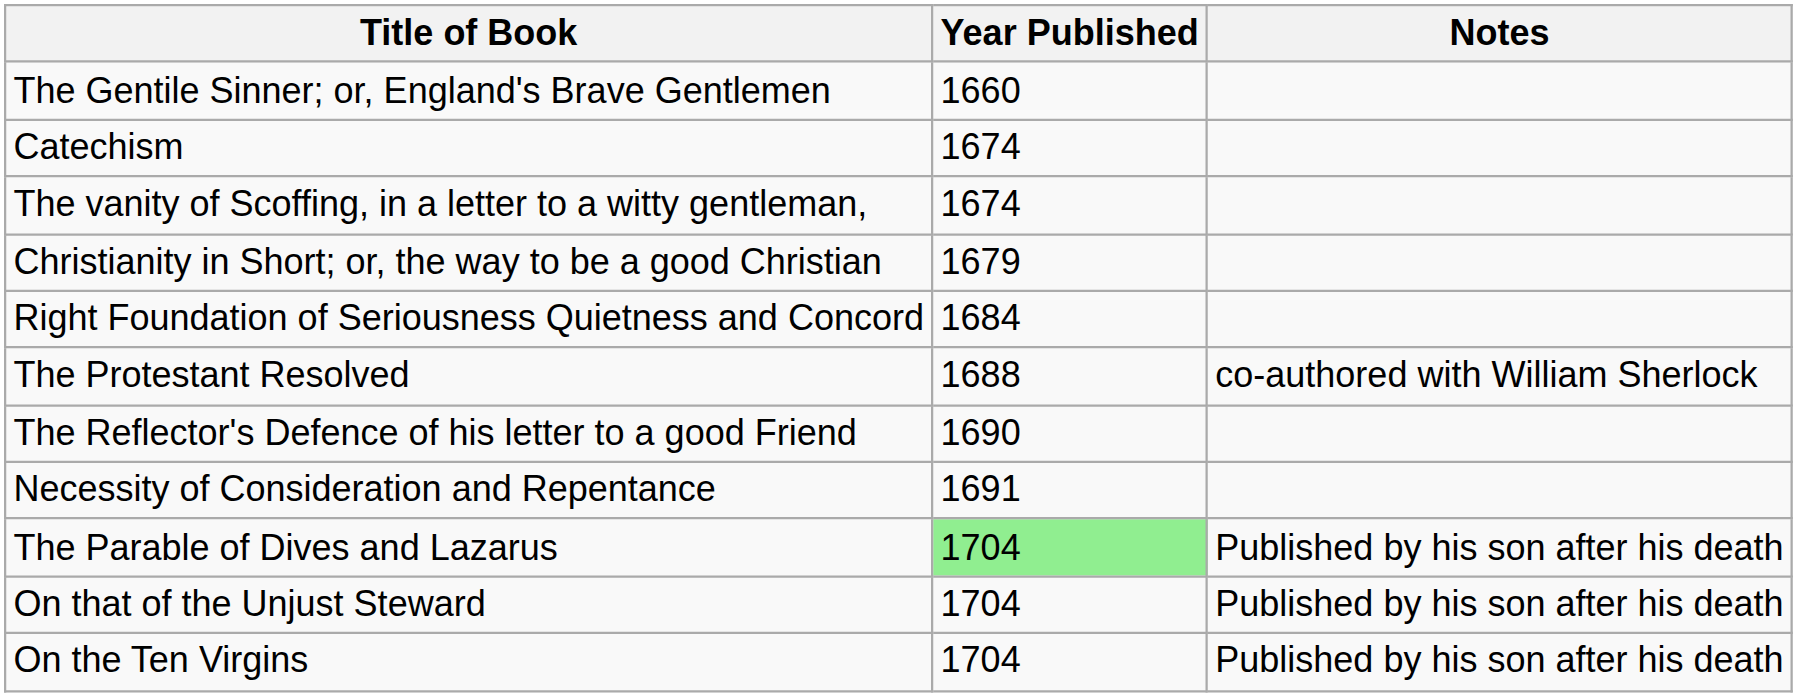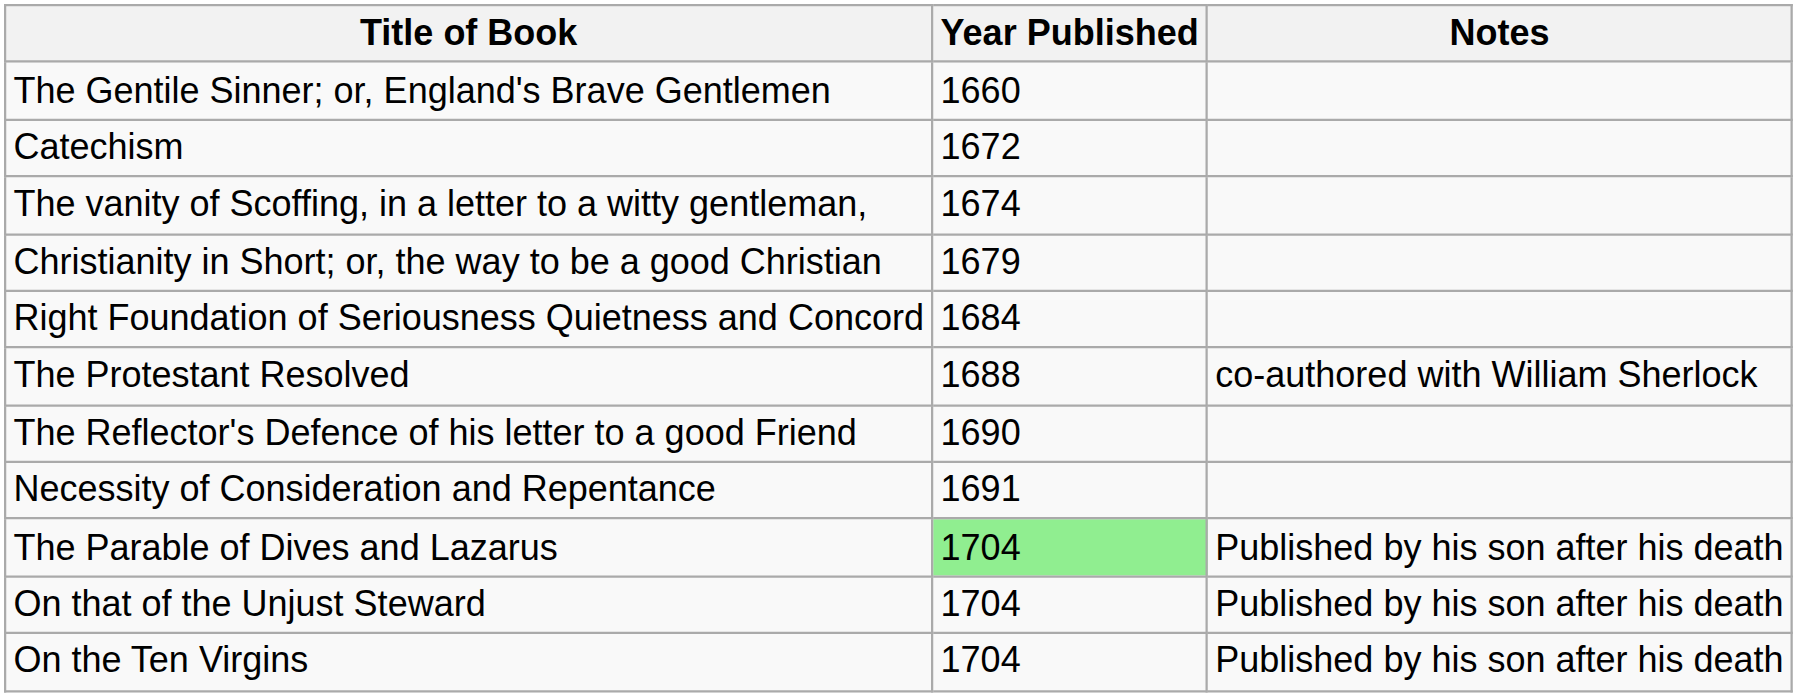(981, 147) 1674 -> (981, 147) 1672
